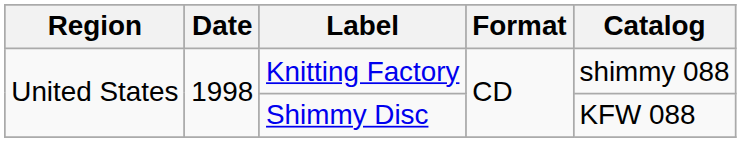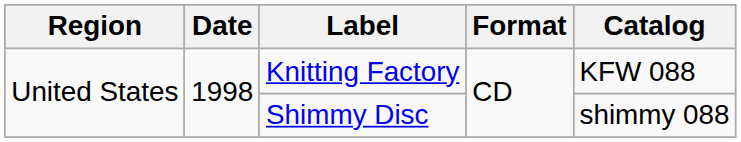(655, 70) shimmy 088 -> (637, 70) KFW 088
(637, 114) KFW 088 -> (655, 114) shimmy 088
